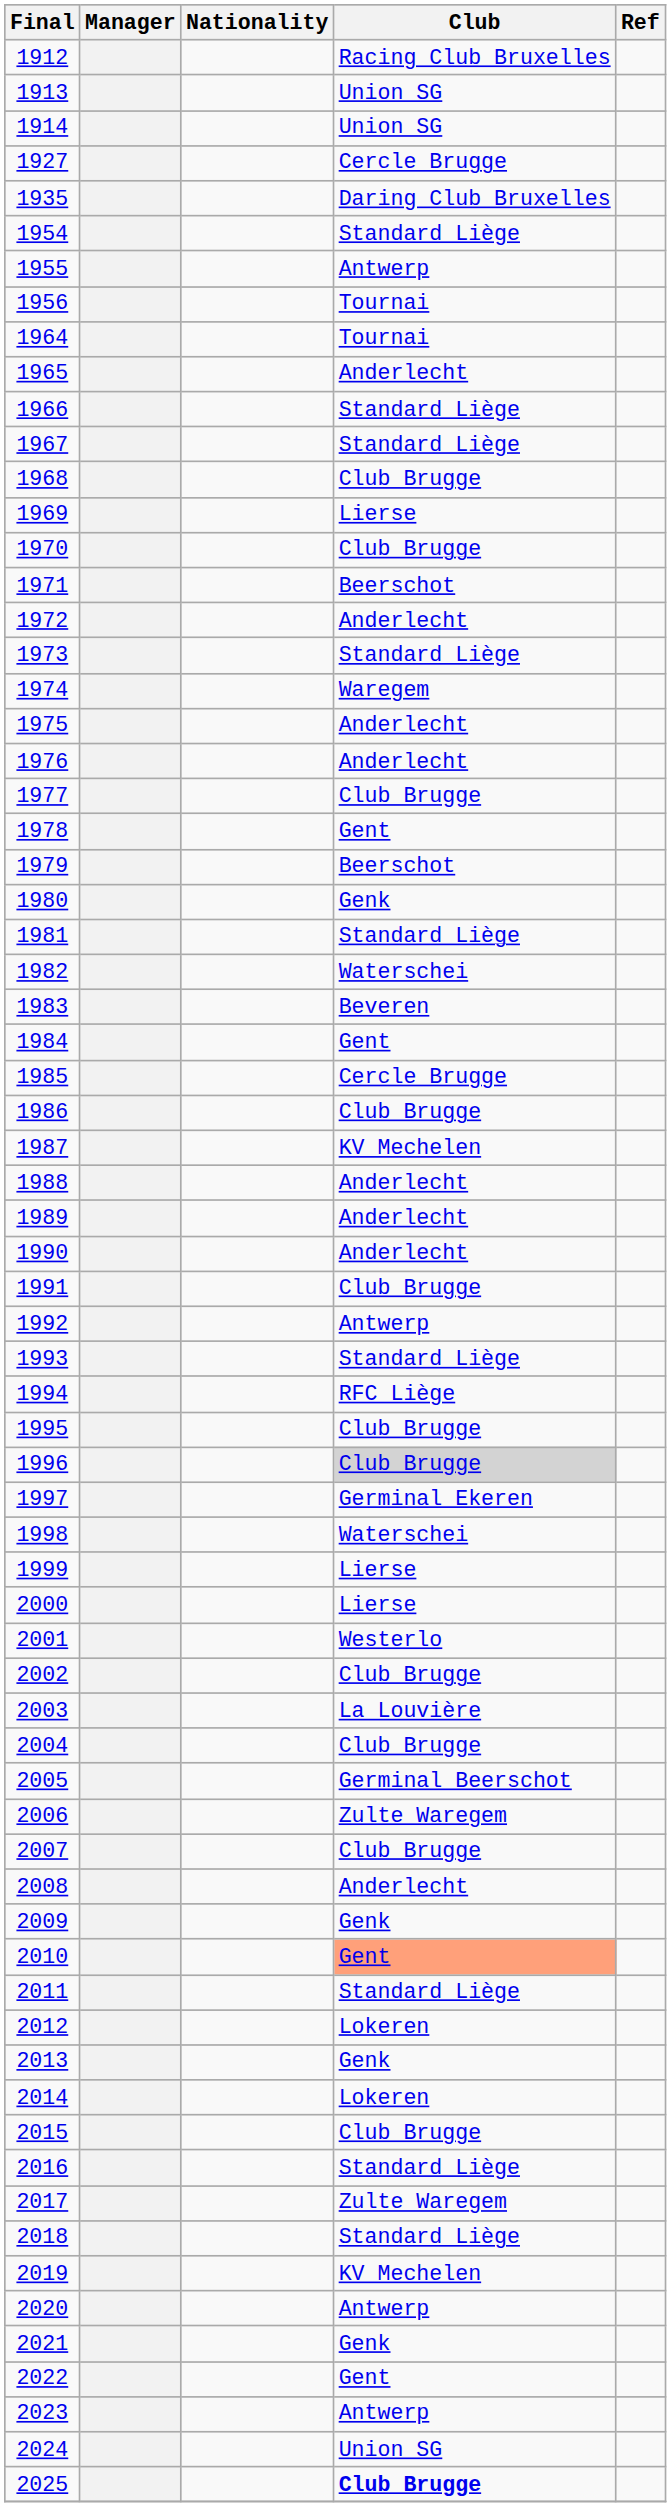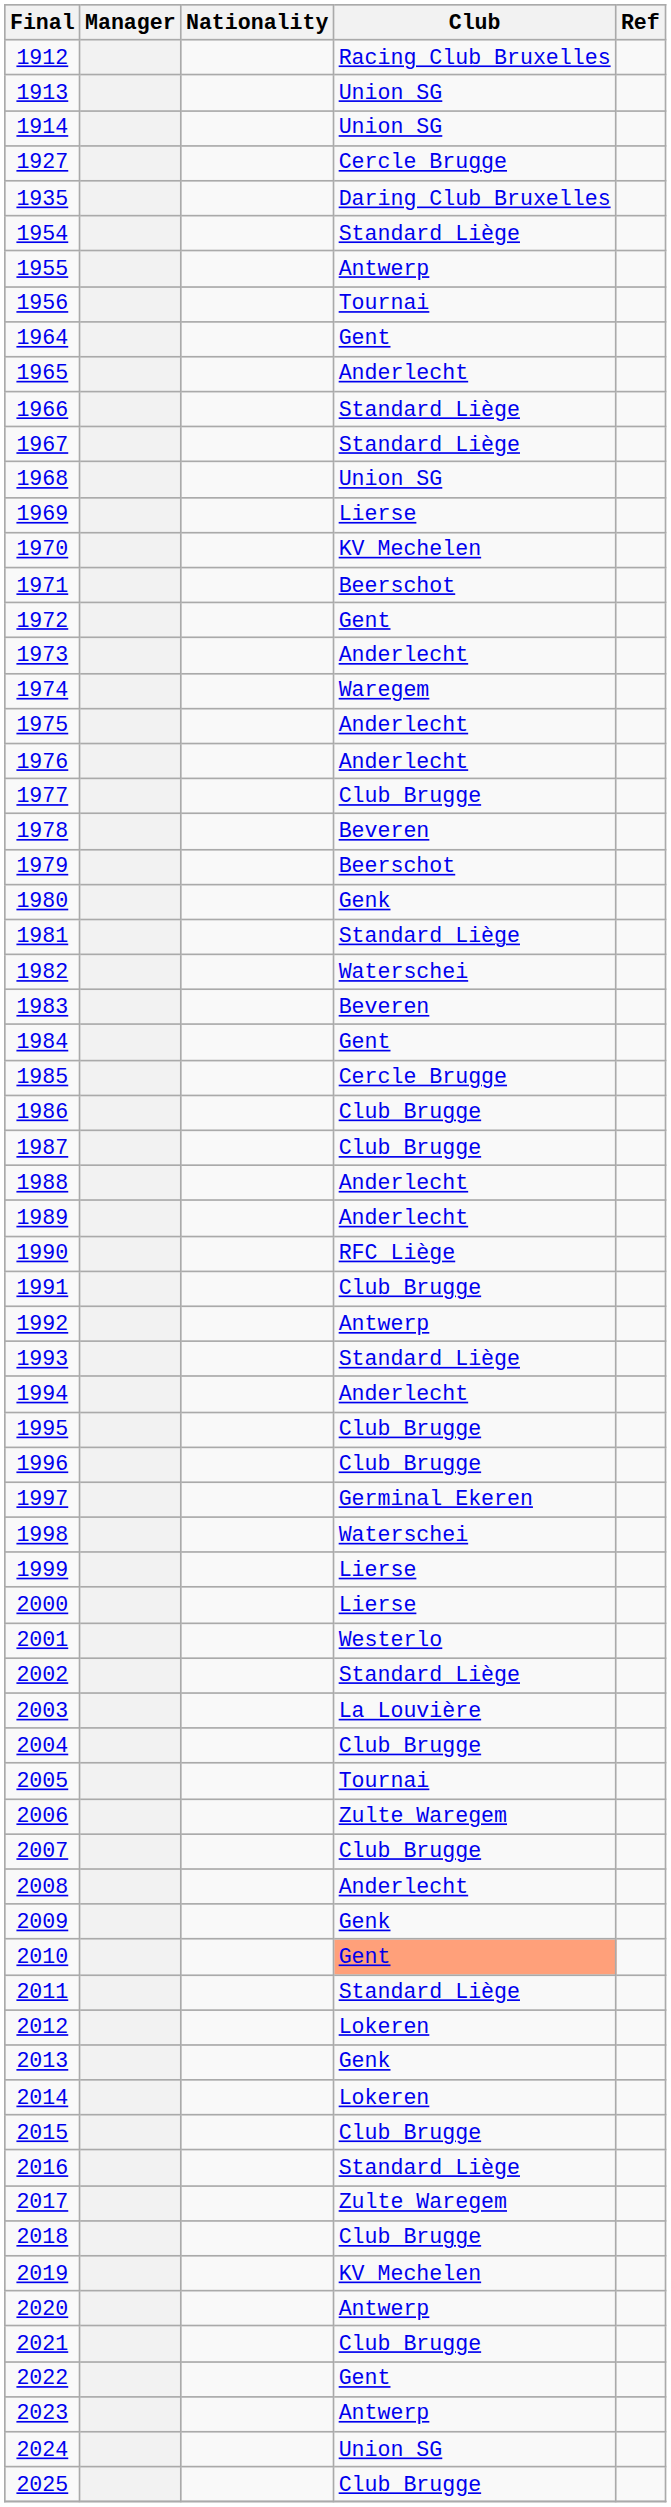(384, 339) Tournai -> (365, 339) Gent
(410, 480) Club Brugge -> (390, 480) Union SG
(410, 550) Club Brugge -> (410, 550) KV Mechelen
(403, 620) Anderlecht -> (365, 620) Gent
(429, 655) Standard Liège -> (403, 655) Anderlecht
(365, 831) Gent -> (384, 831) Beveren
(410, 1148) KV Mechelen -> (410, 1148) Club Brugge
(403, 1253) Anderlecht -> (397, 1253) RFC Liège
(397, 1394) RFC Liège -> (403, 1394) Anderlecht
(410, 1464) lightgrey background -> (410, 1464) no background
(410, 1675) Club Brugge -> (429, 1675) Standard Liège
(455, 1781) Germinal Beerschot -> (384, 1781) Tournai
(429, 2238) Standard Liège -> (410, 2238) Club Brugge
(365, 2344) Genk -> (410, 2344) Club Brugge
(410, 2484) bold -> (410, 2484) normal
